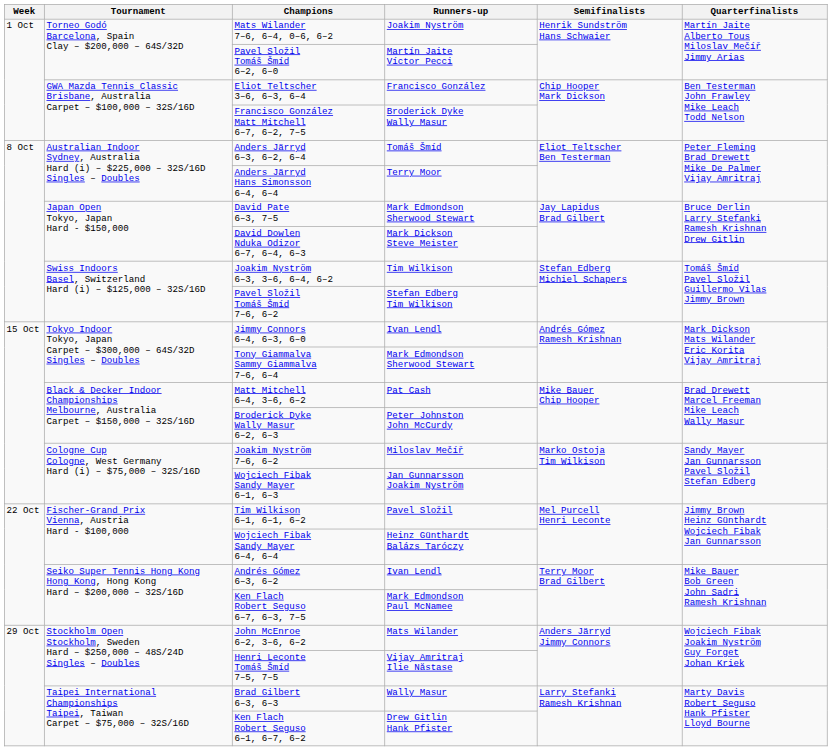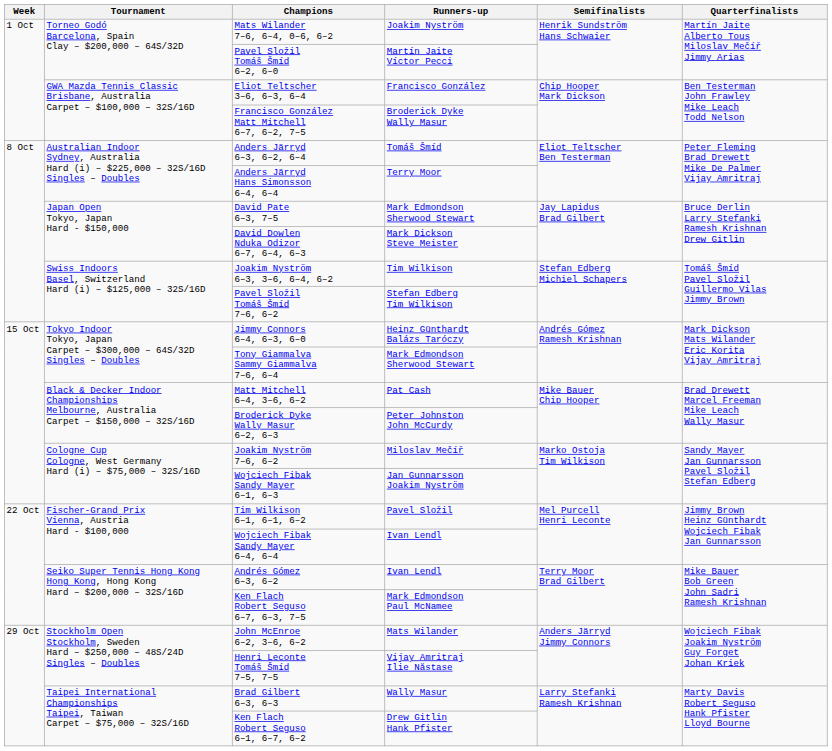(414, 330) Ivan Lendl -> (428, 335) Heinz Günthardt Balázs Taróczy
(428, 542) Heinz Günthardt Balázs Taróczy -> (414, 537) Ivan Lendl
